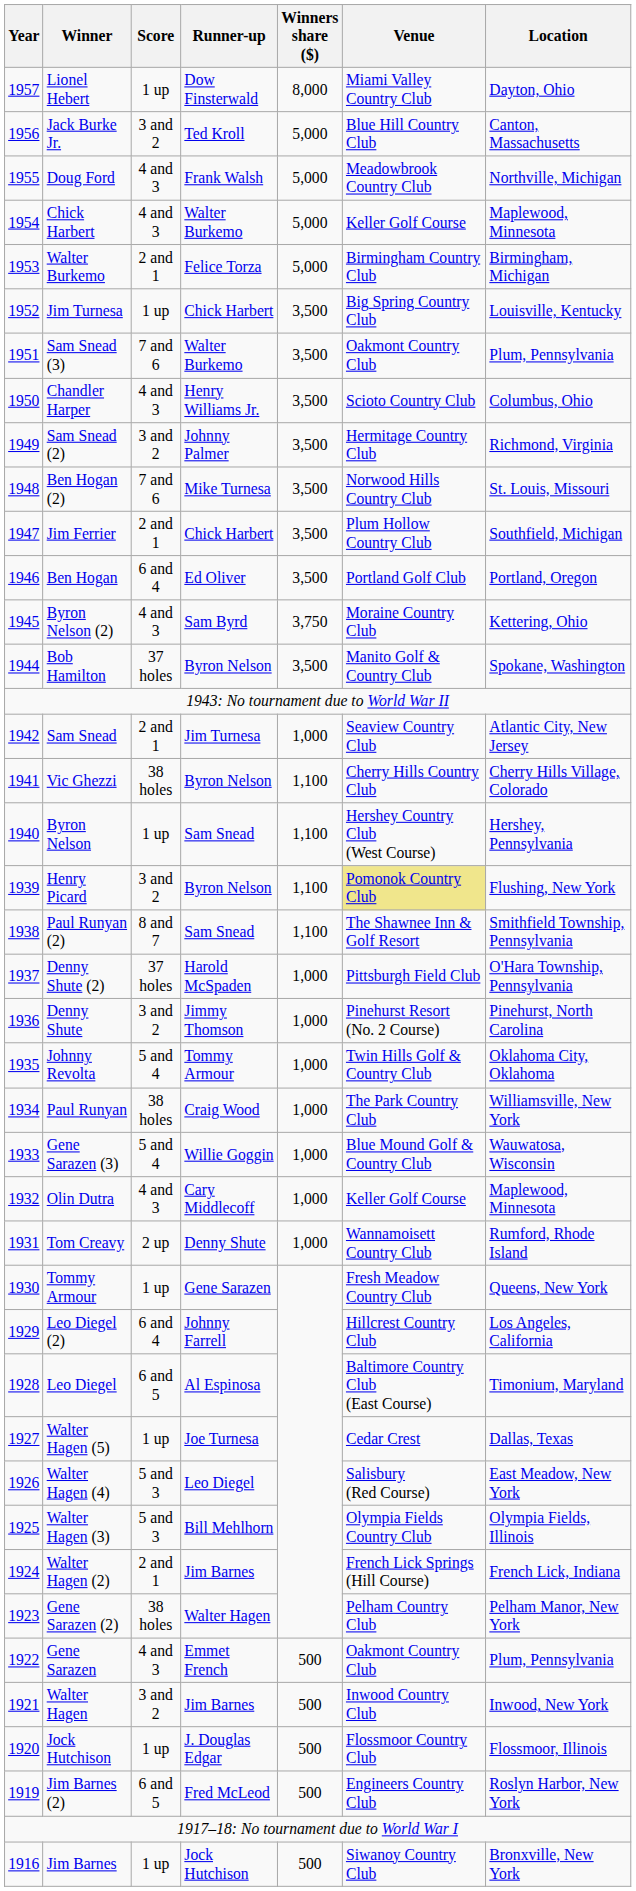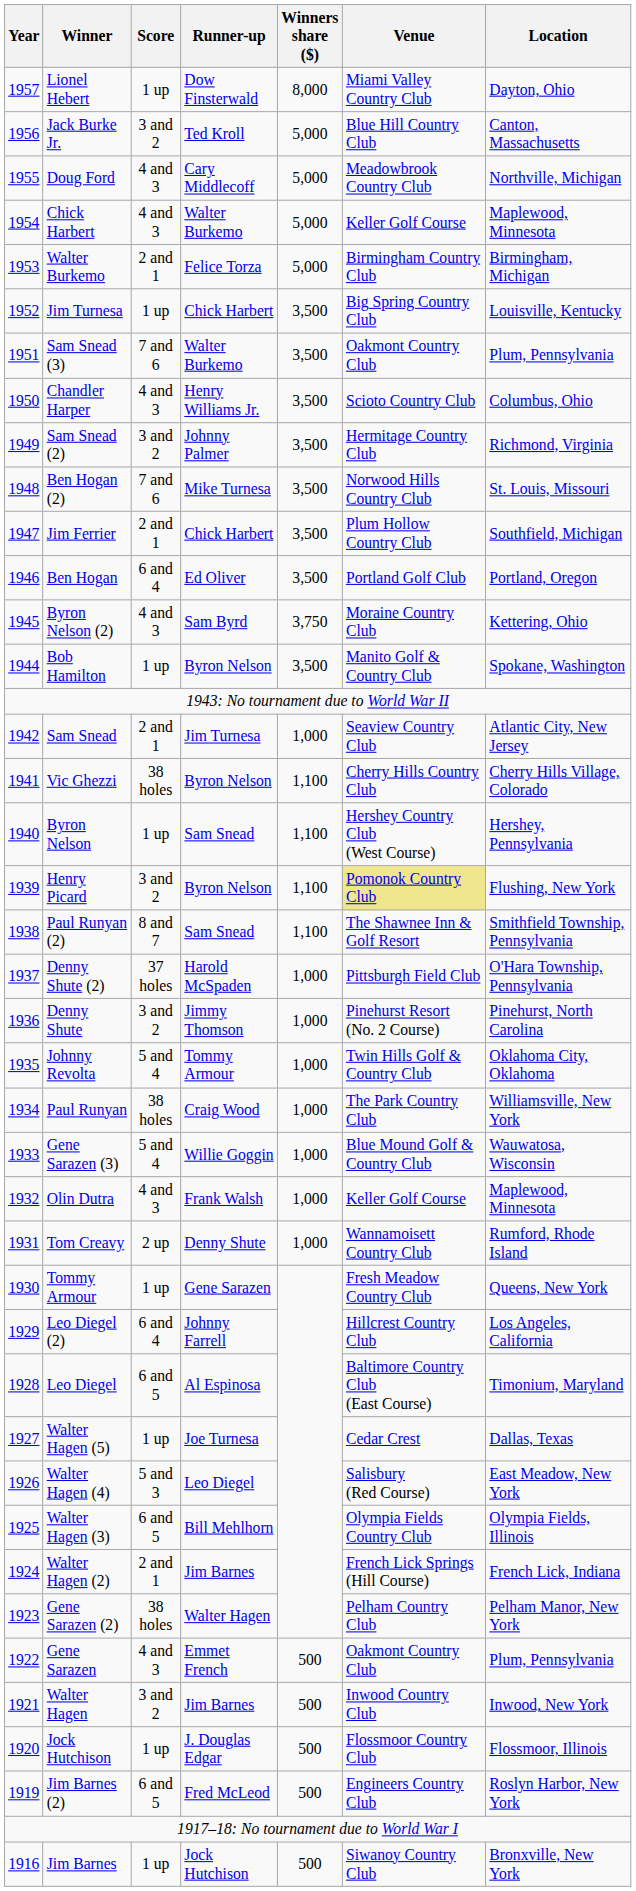(224, 178) Frank Walsh -> (219, 178) Cary Middlecoff
(156, 666) 37 holes -> (156, 666) 1 up
(219, 1198) Cary Middlecoff -> (224, 1198) Frank Walsh
(156, 1527) 5 and 3 -> (156, 1527) 6 and 5
